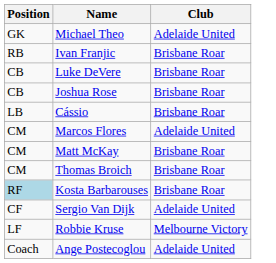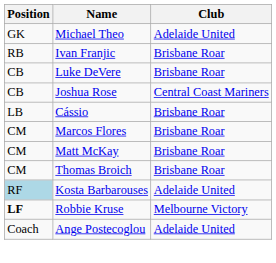(189, 92) Brisbane Roar -> (211, 92) Central Coast Mariners
(194, 131) Adelaide United -> (189, 131) Brisbane Roar
(189, 190) Brisbane Roar -> (194, 190) Adelaide United
- row: (95, 209)
(14, 229) normal -> (15, 209) bold
